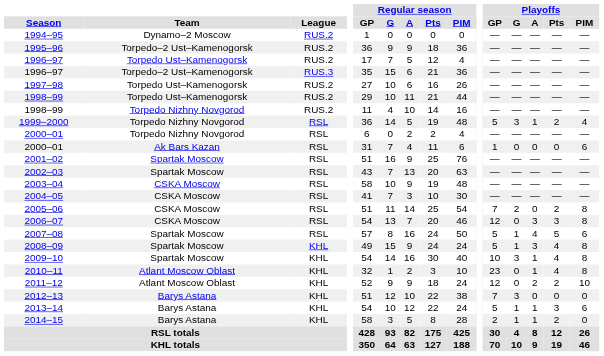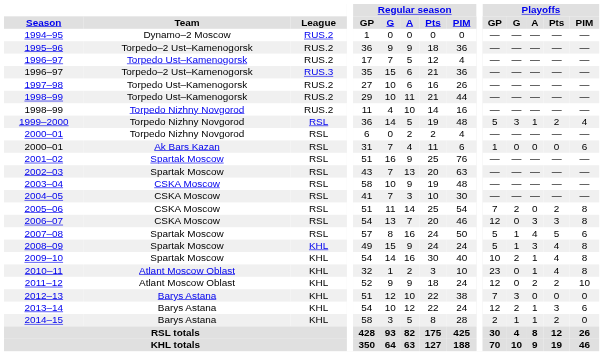(517, 258) 3 -> (517, 258) 2
(495, 307) 5 -> (495, 307) 12
(517, 307) 1 -> (517, 307) 2
